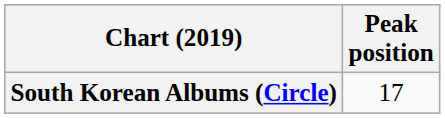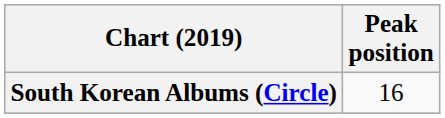(391, 92) 17 -> (391, 92) 16
